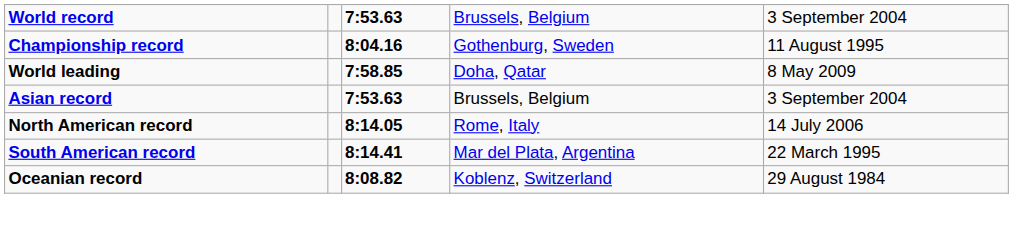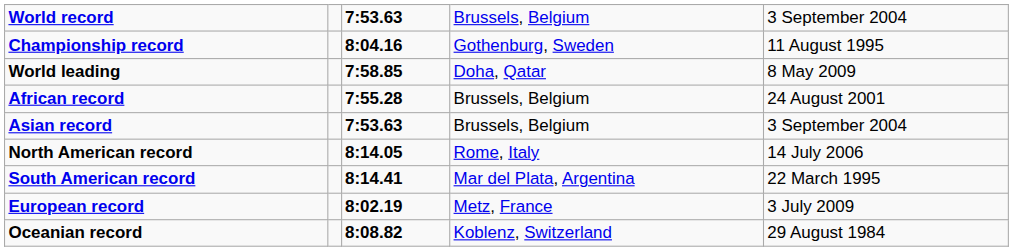+ row: (66, 98)
+ row: (76, 206)
